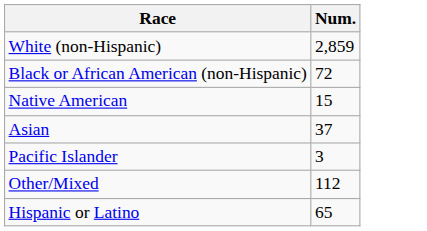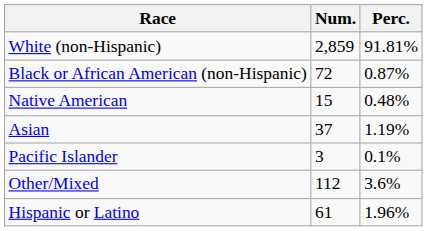+ column: (391, 18)
(324, 211) 65 -> (324, 211) 61
